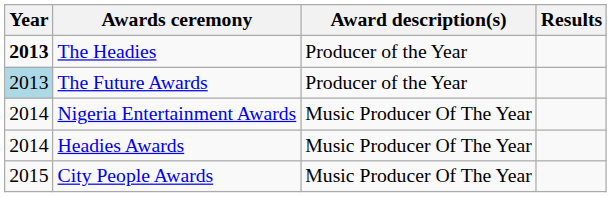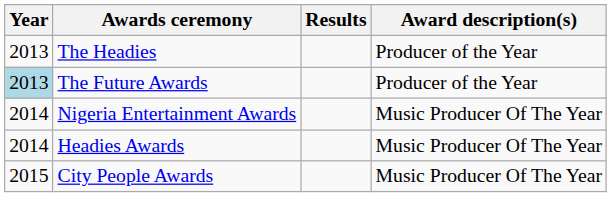columns swapped: (419, 20) <-> (571, 20)
(29, 51) bold -> (29, 51) normal
